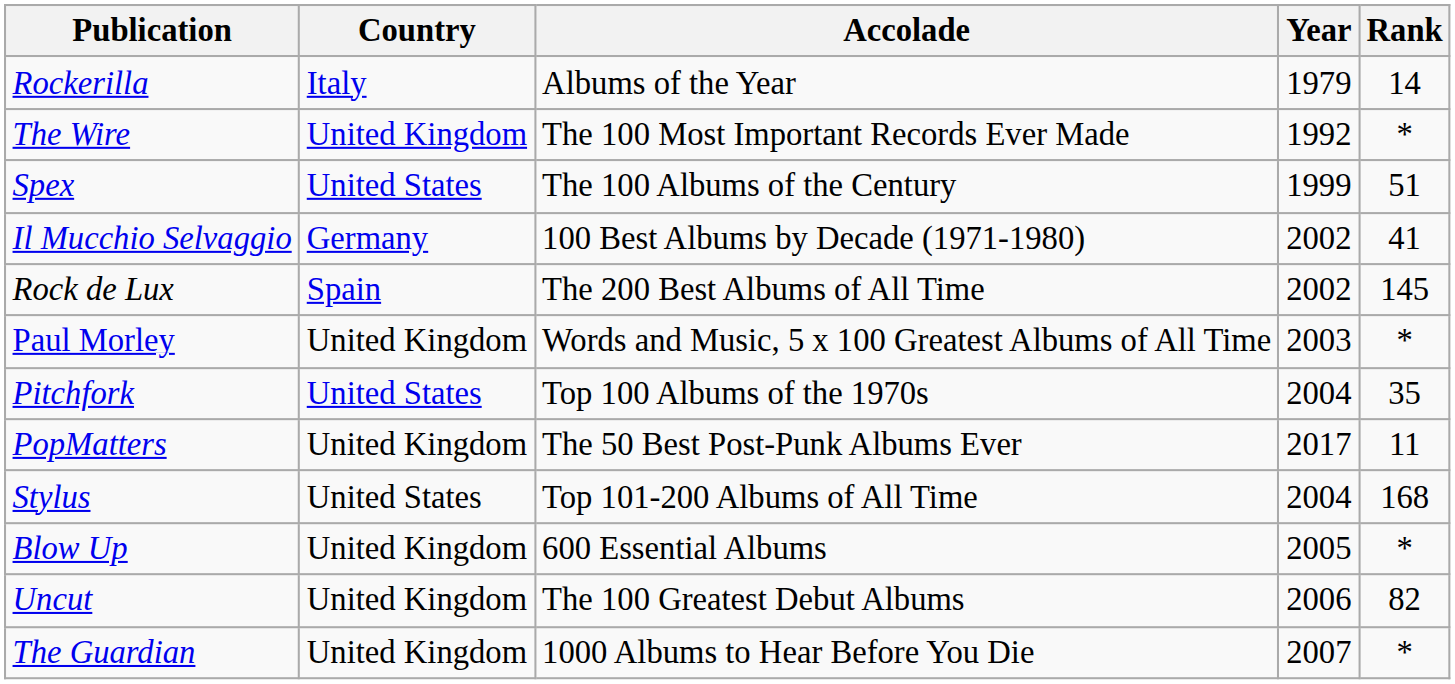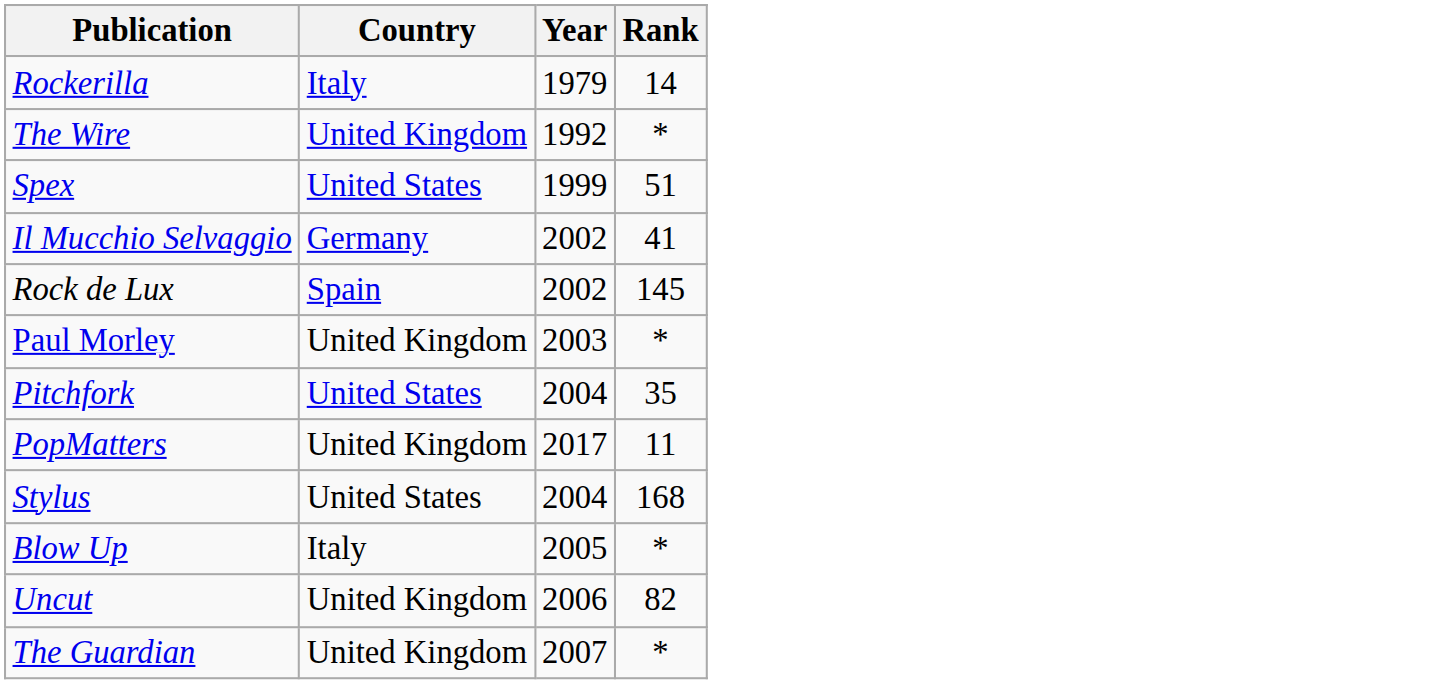- column: (907, 30)
(417, 548) United Kingdom -> (337, 548) Italy
